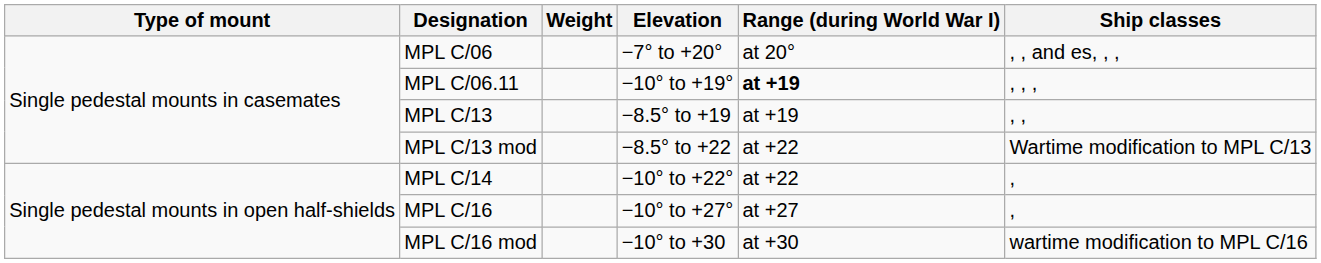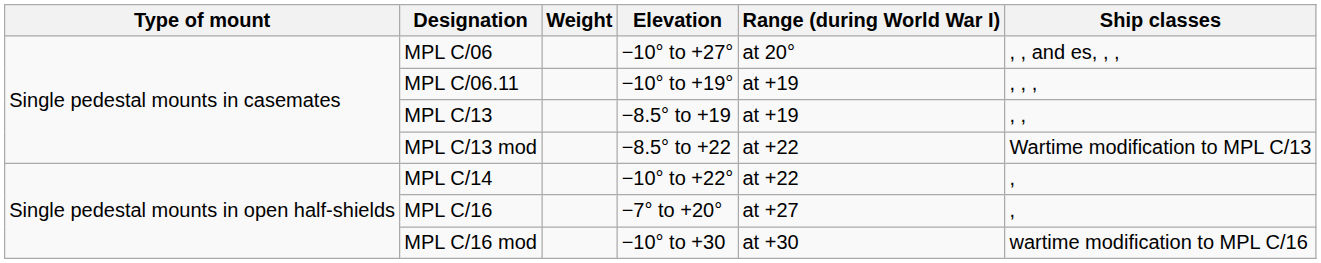(672, 52) −7° to +20° -> (677, 52) −10° to +27°
(771, 83) bold -> (771, 83) normal
(677, 210) −10° to +27° -> (672, 210) −7° to +20°
